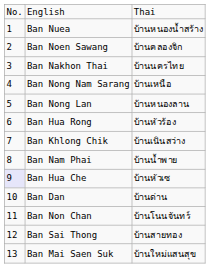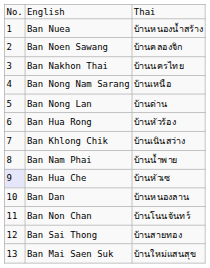(161, 103) บ้านหนองลาน -> (150, 103) บ้านด่าน
(150, 197) บ้านด่าน -> (161, 197) บ้านหนองลาน
